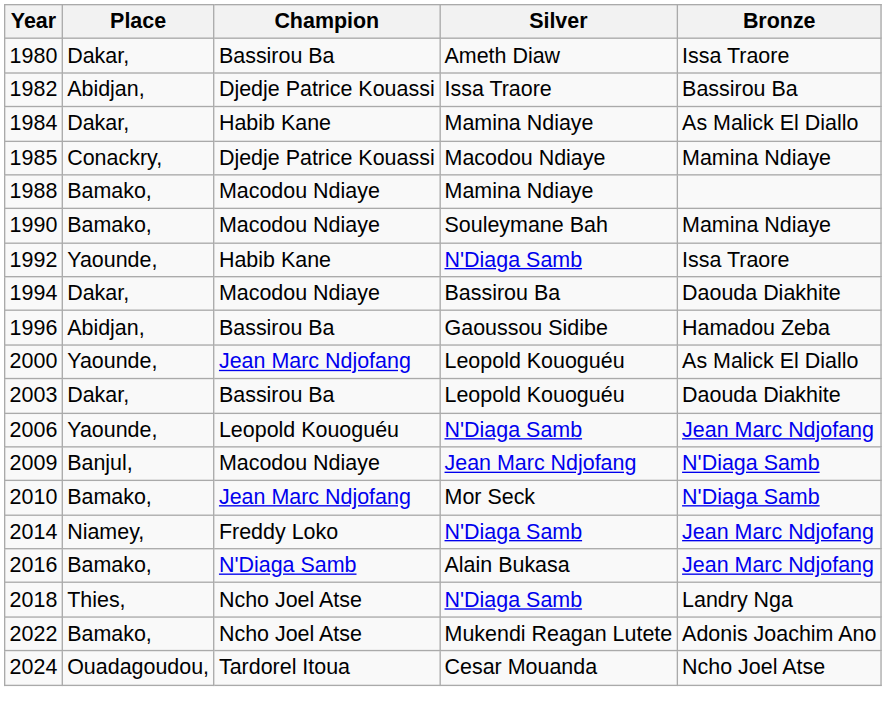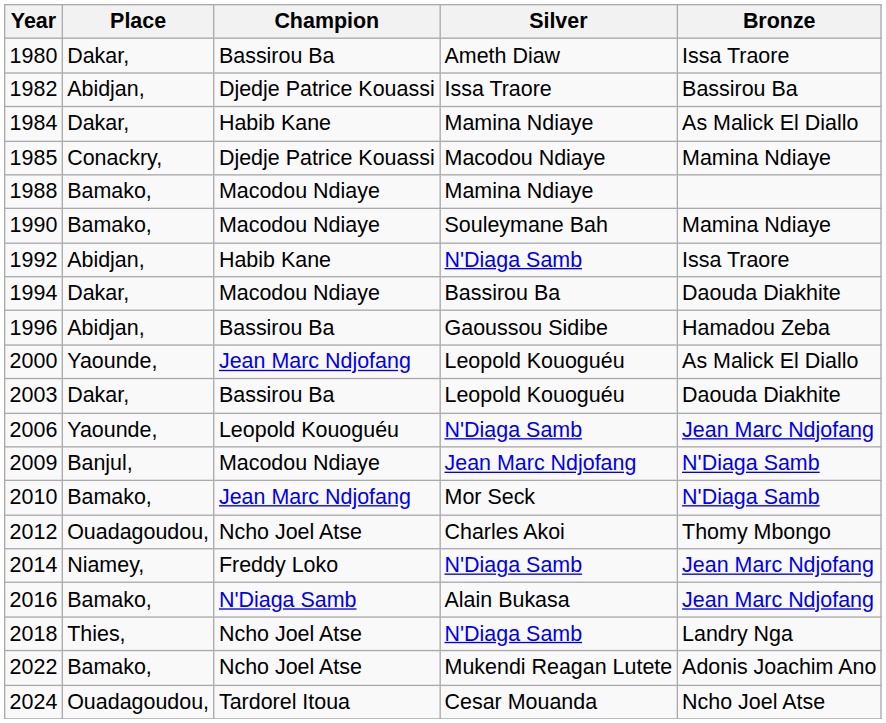(112, 259) Yaounde, -> (106, 259) Abidjan,
+ row: (33, 531)
